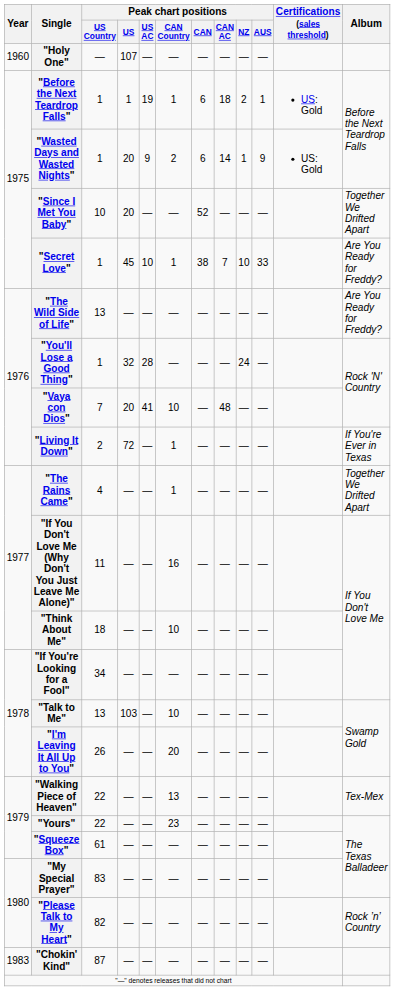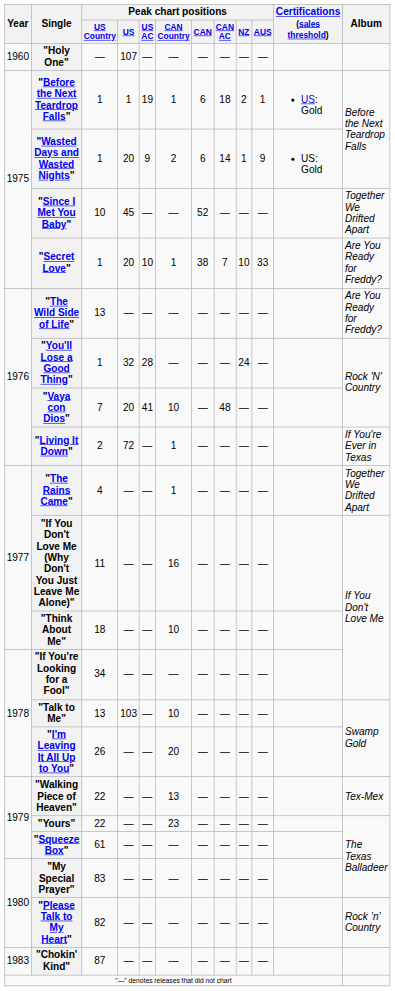(129, 213) 20 -> (129, 213) 45
(129, 263) 45 -> (129, 263) 20
